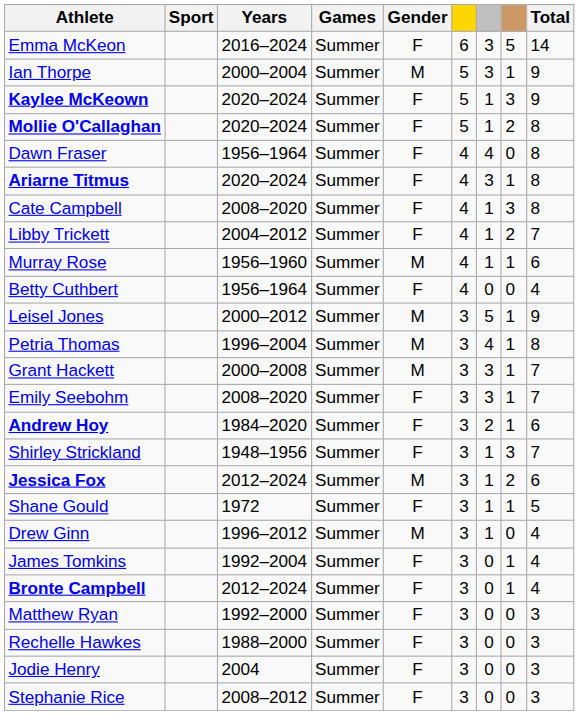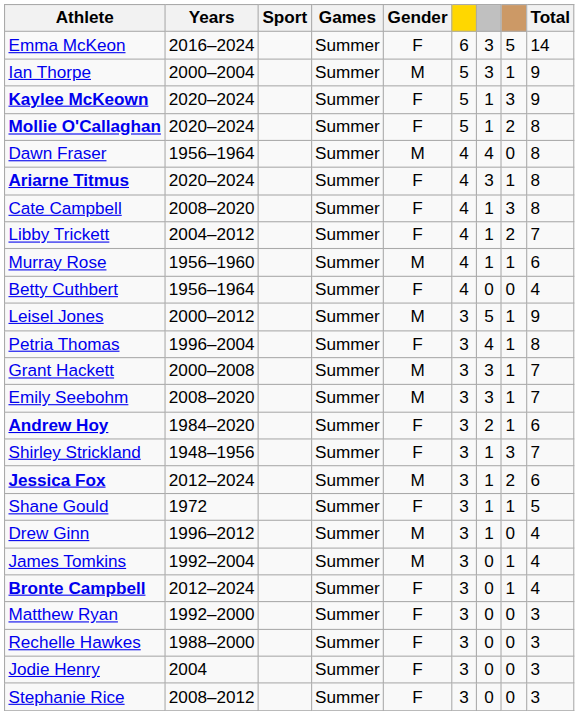columns swapped: (191, 18) <-> (264, 18)
(418, 153) F -> (418, 153) M
(418, 343) M -> (418, 343) F
(418, 398) F -> (418, 398) M
(418, 561) F -> (418, 561) M
